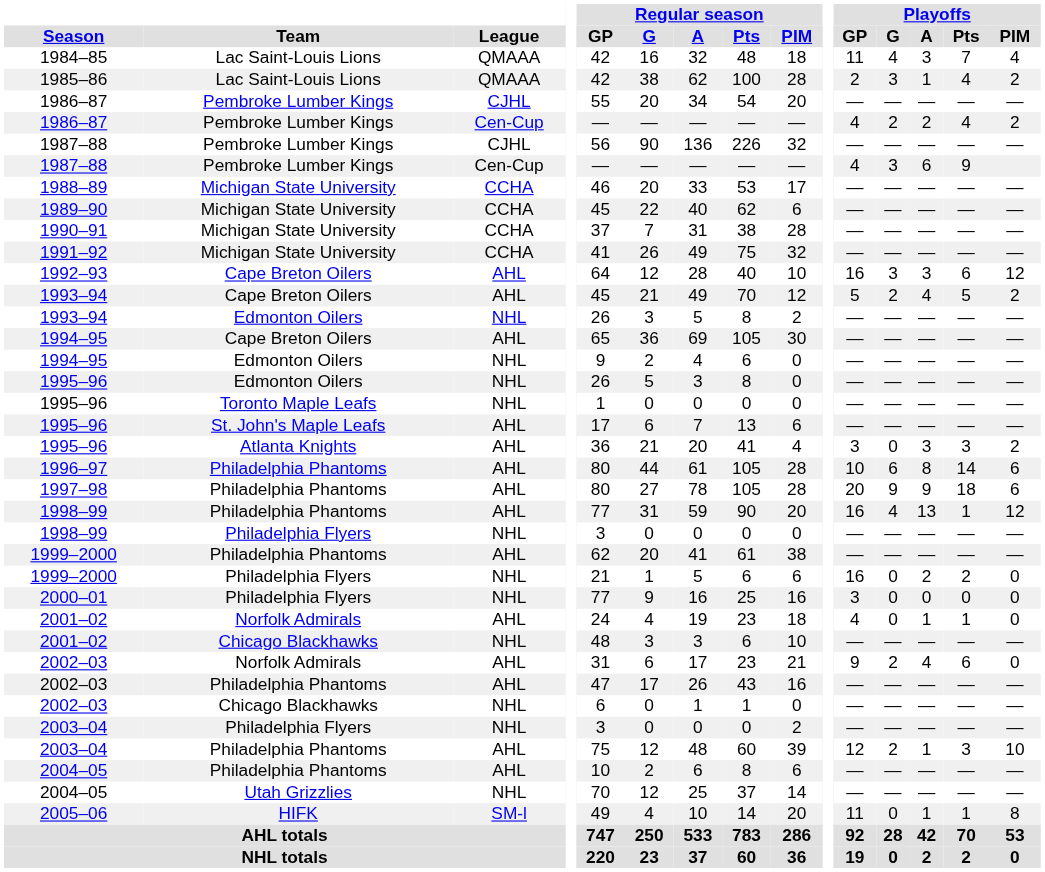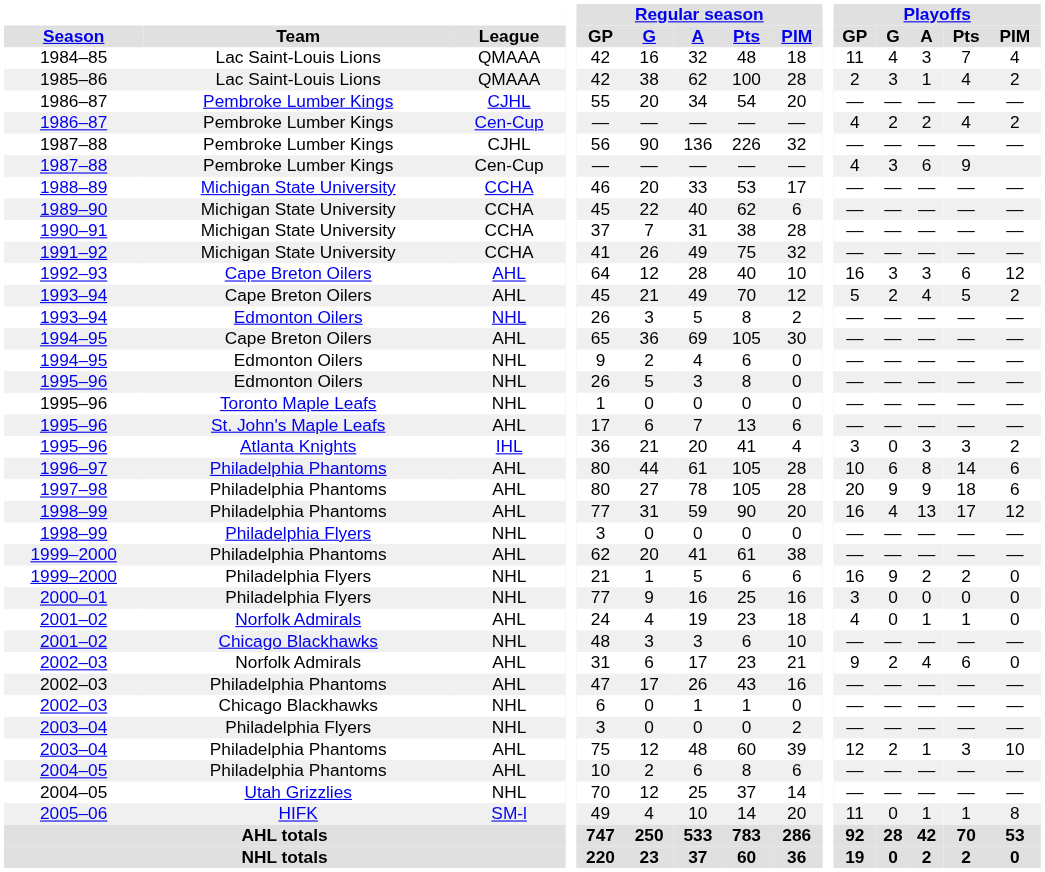(509, 446) AHL -> (509, 446) IHL
(966, 511) 1 -> (966, 511) 17
(893, 576) 0 -> (893, 576) 9
